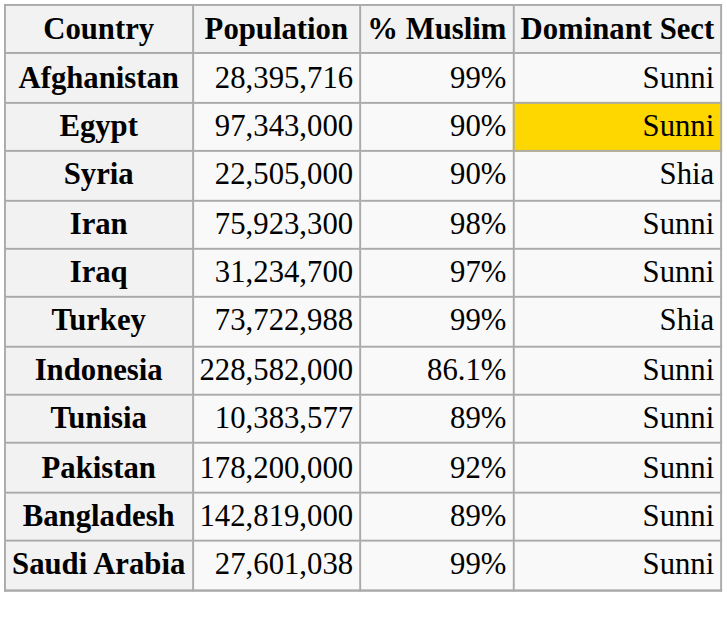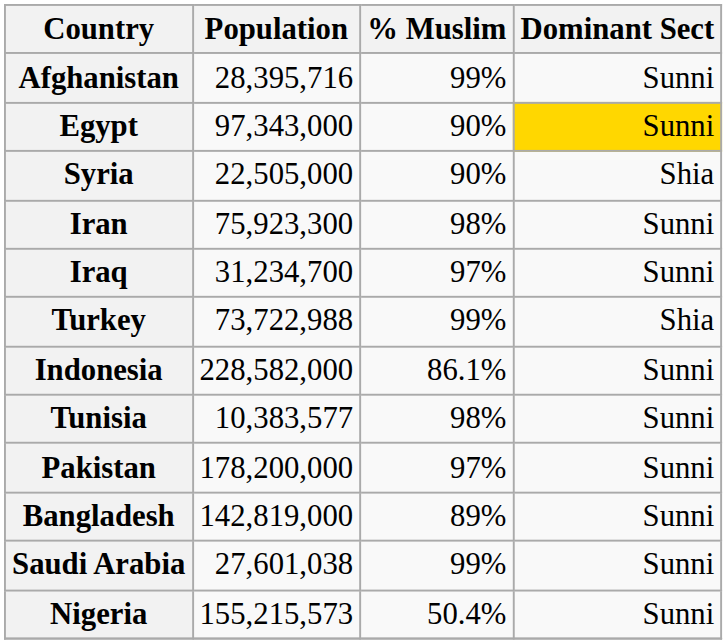(478, 418) 89% -> (478, 418) 98%
(478, 467) 92% -> (478, 467) 97%
+ row: (99, 613)
